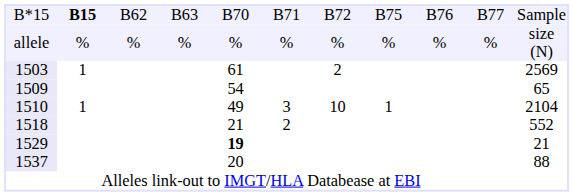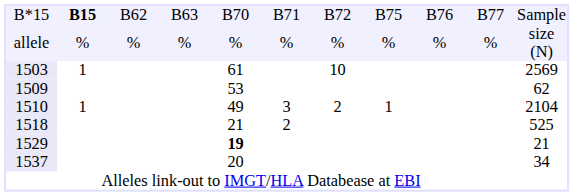(338, 70) 2 -> (338, 70) 10
(236, 88) 54 -> (236, 88) 53
(542, 88) 65 -> (542, 88) 62
(338, 107) 10 -> (338, 107) 2
(542, 125) 552 -> (542, 125) 525
(542, 162) 88 -> (542, 162) 34
